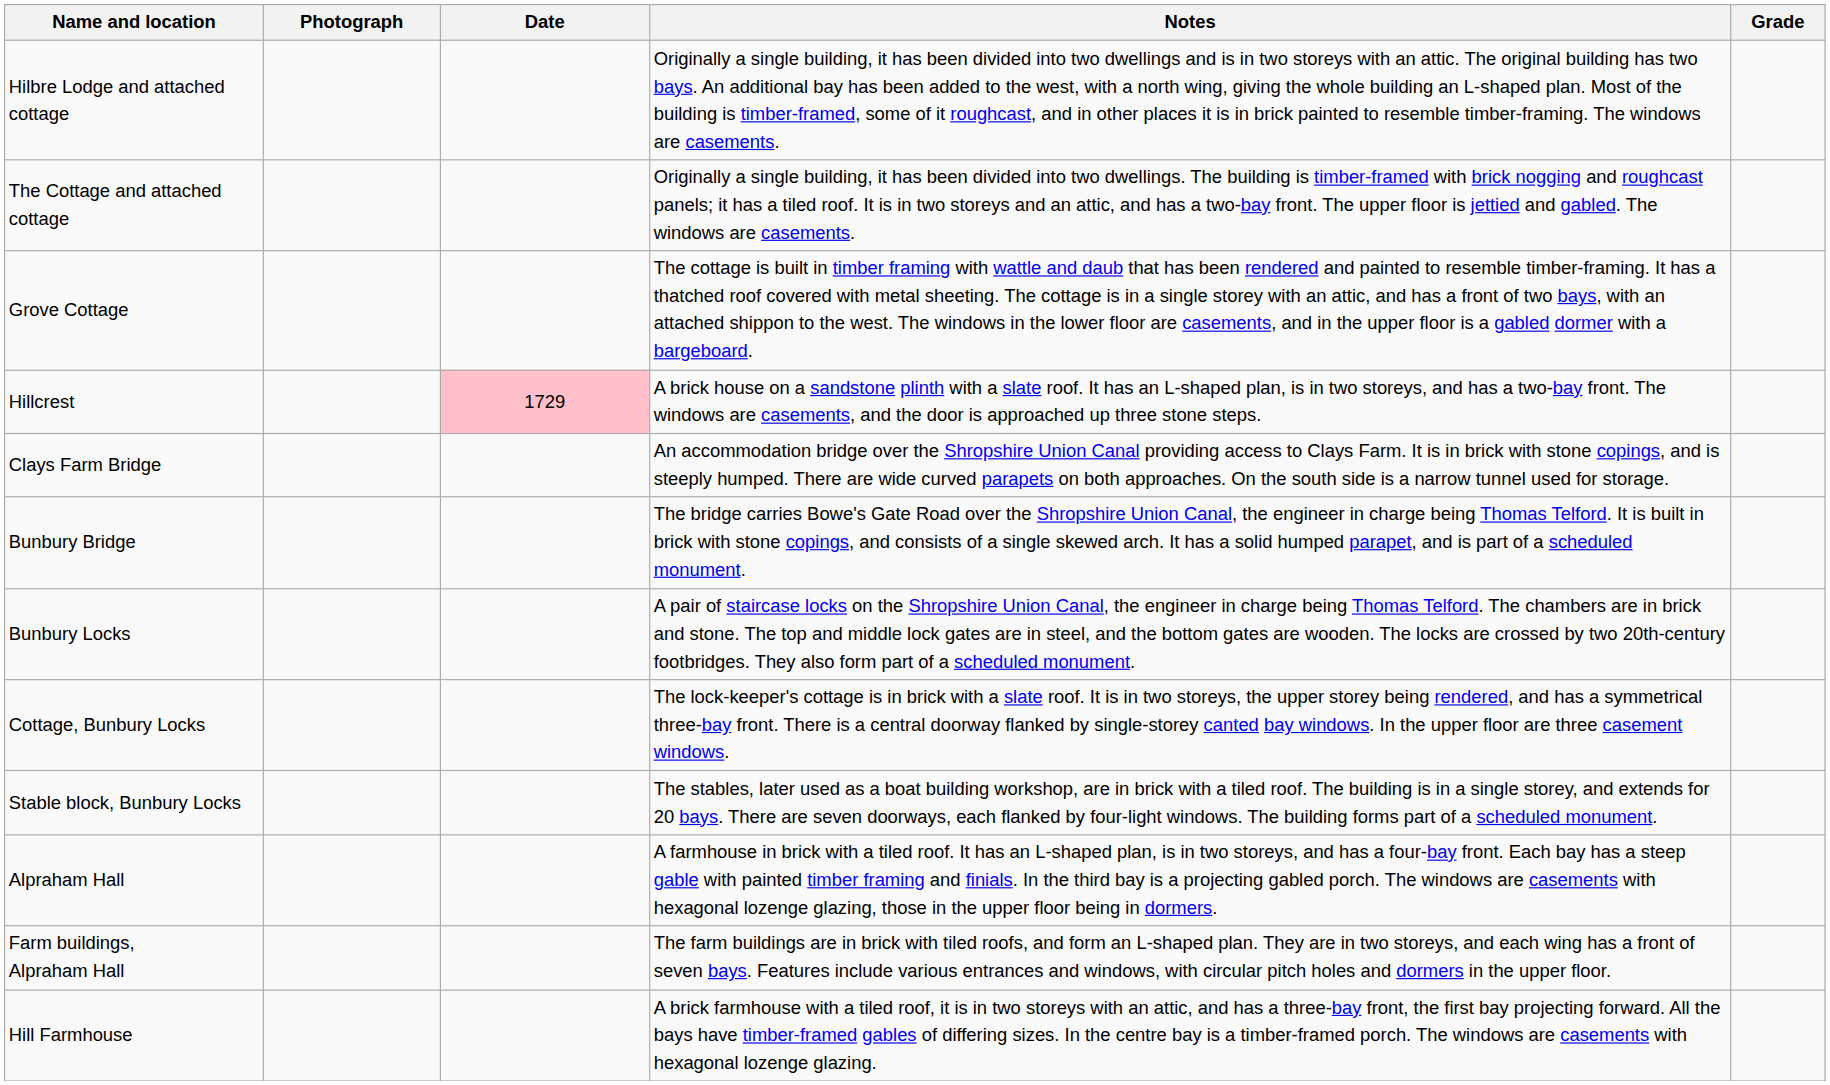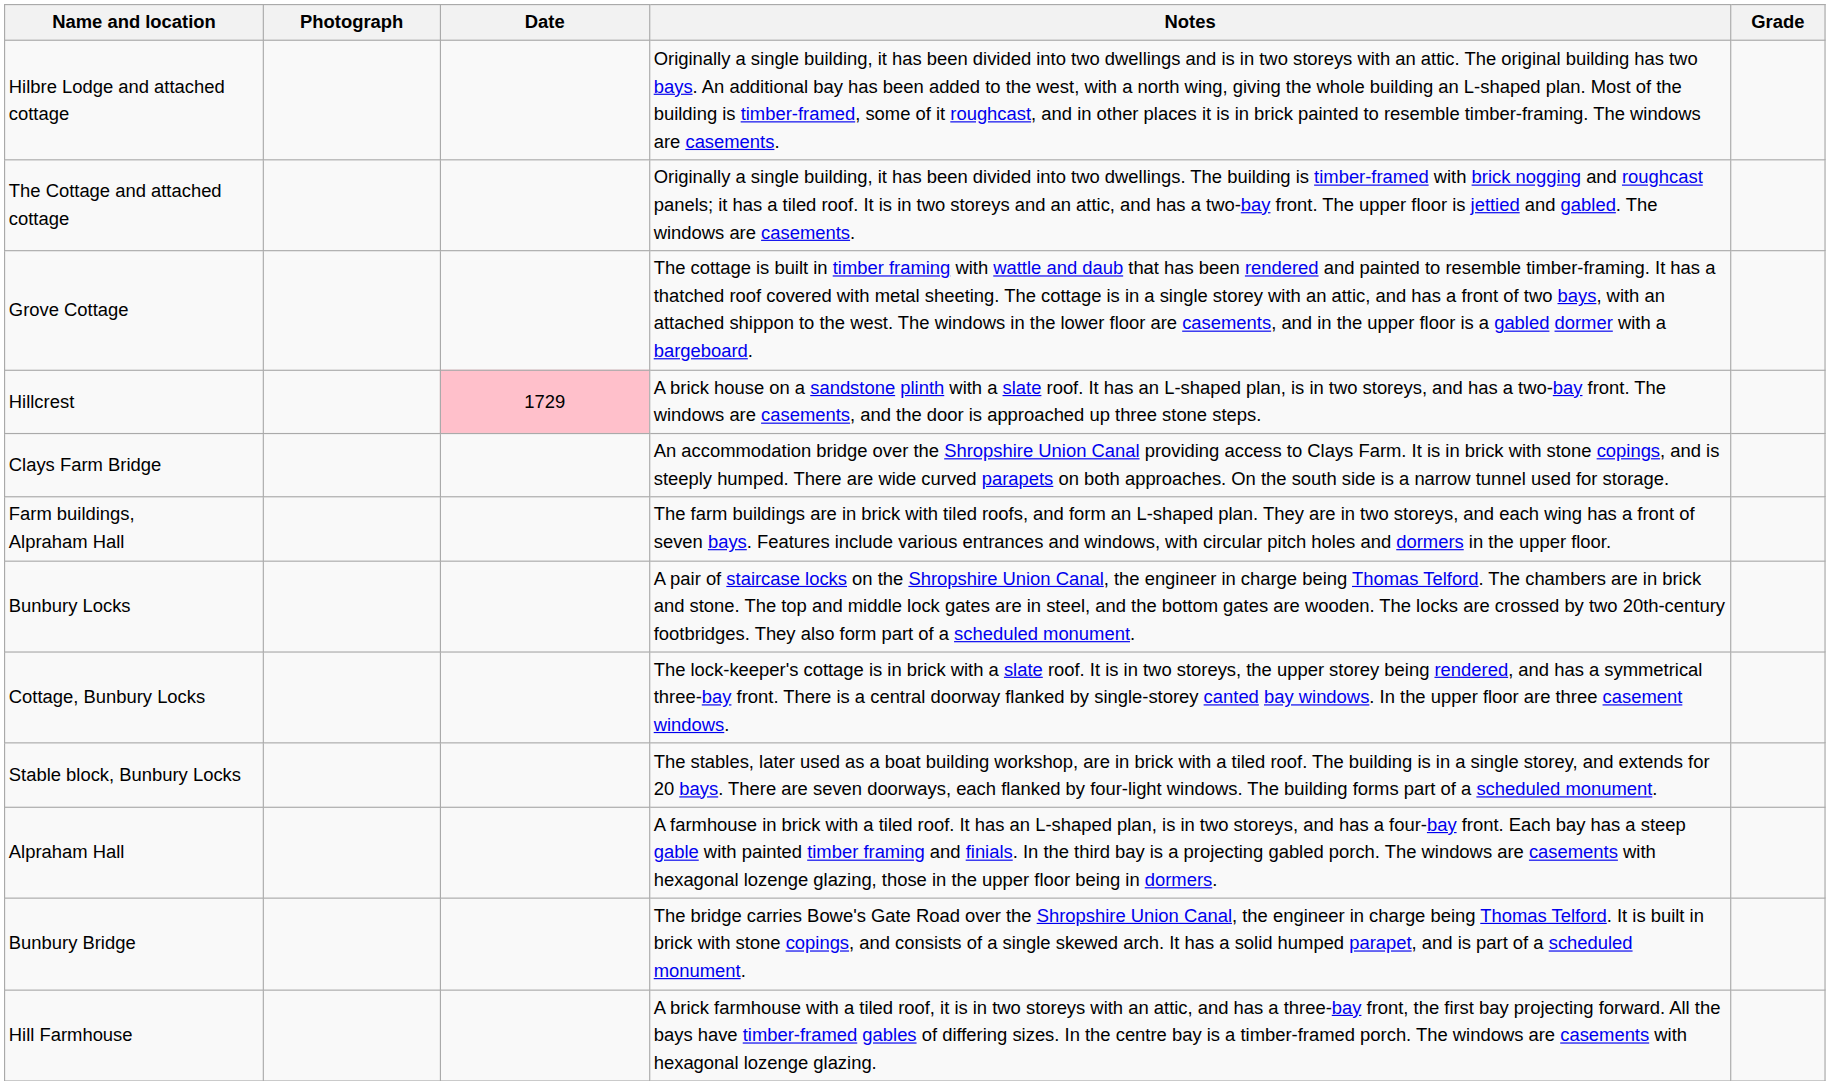rows swapped: (72, 542) <-> (72, 957)
